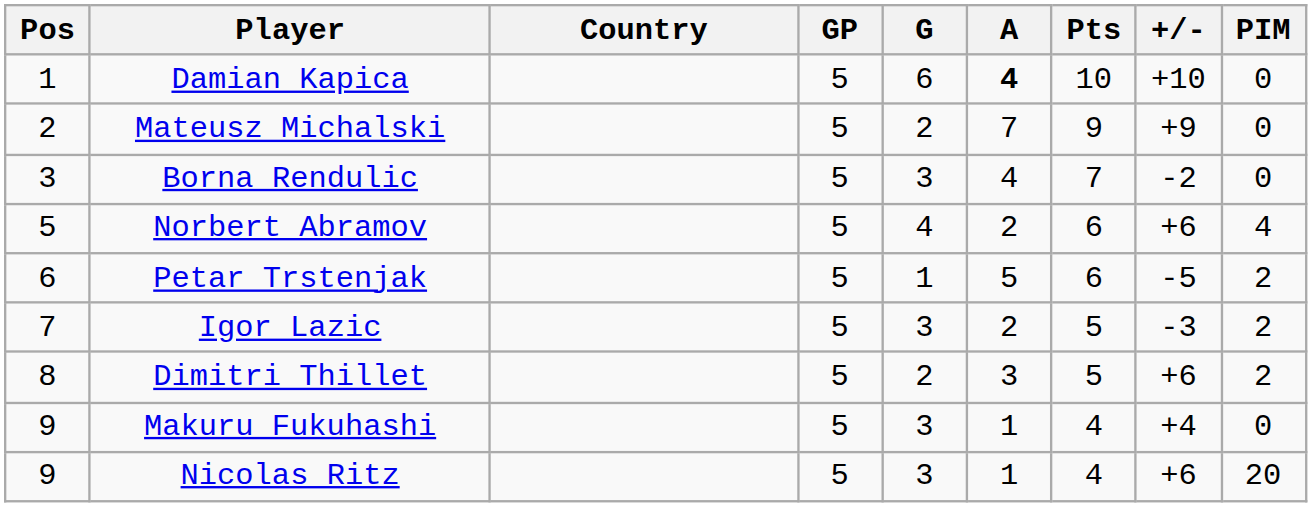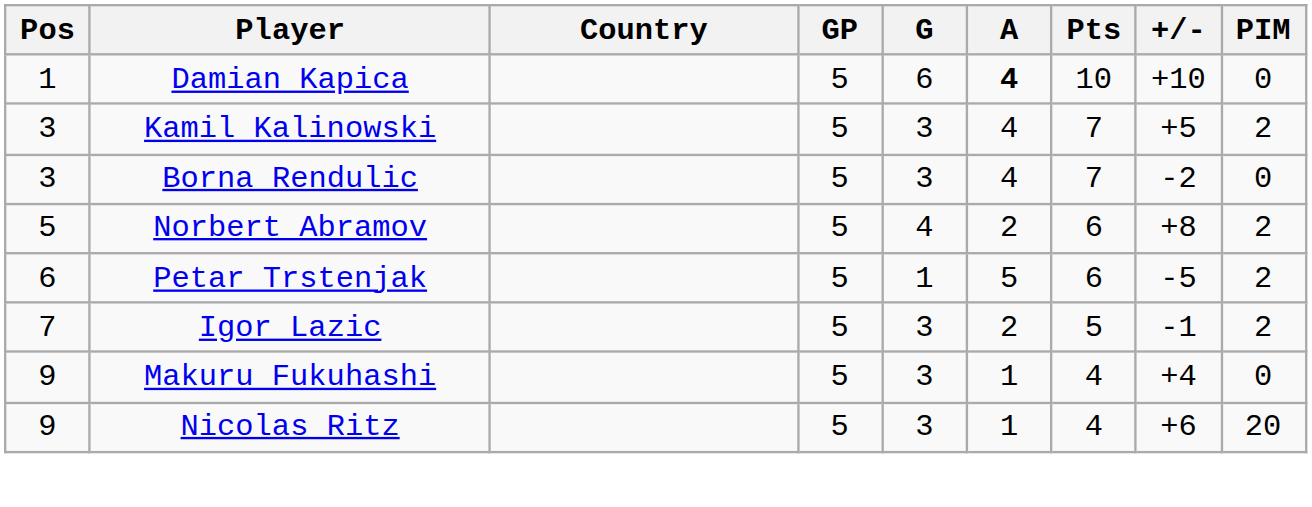- row: (290, 129)
+ row: (290, 129)
(1178, 228) +6 -> (1178, 228) +8
(1263, 228) 4 -> (1263, 228) 2
(1178, 327) -3 -> (1178, 327) -1
- row: (290, 377)
